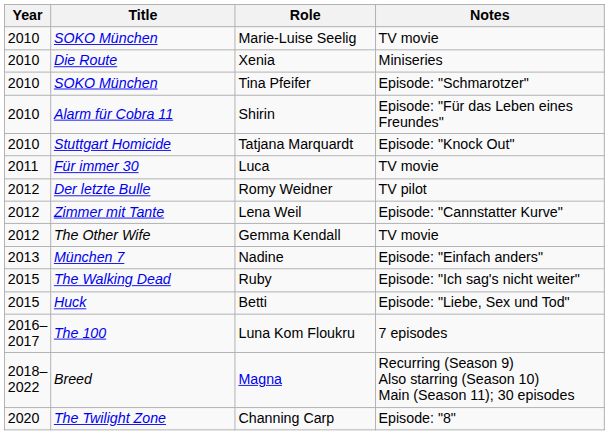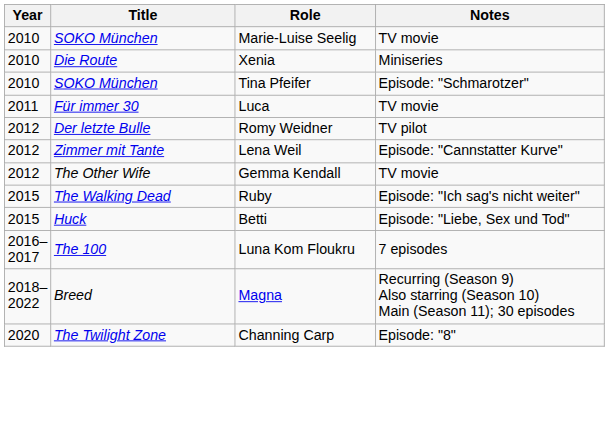- row: (257, 114)
- row: (296, 144)
- row: (261, 257)
